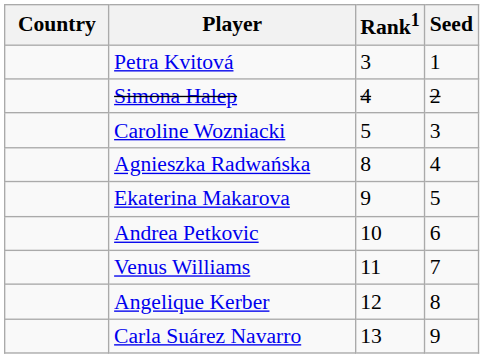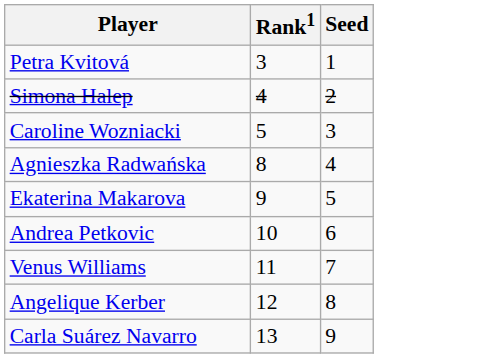- column: (57, 24)
